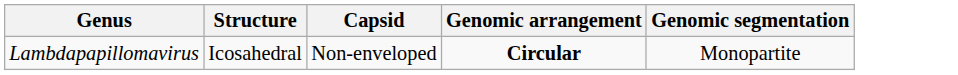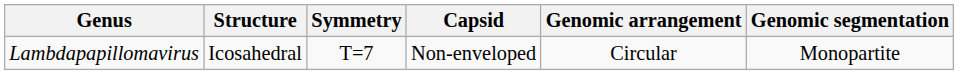+ column: (357, 20)
(544, 52) bold -> (644, 52) normal
